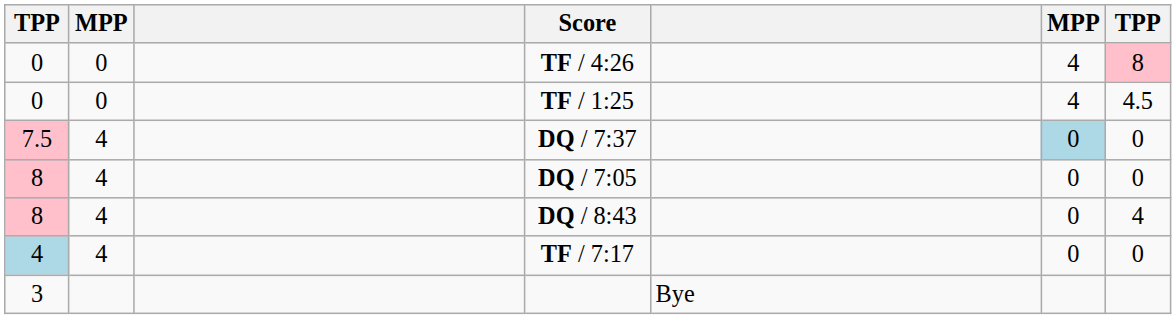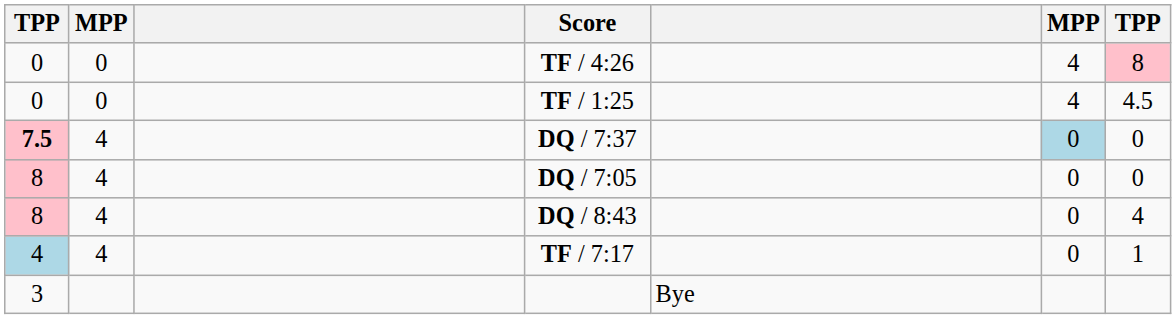(37, 139) normal -> (37, 139) bold
(1138, 255) 0 -> (1138, 255) 1
